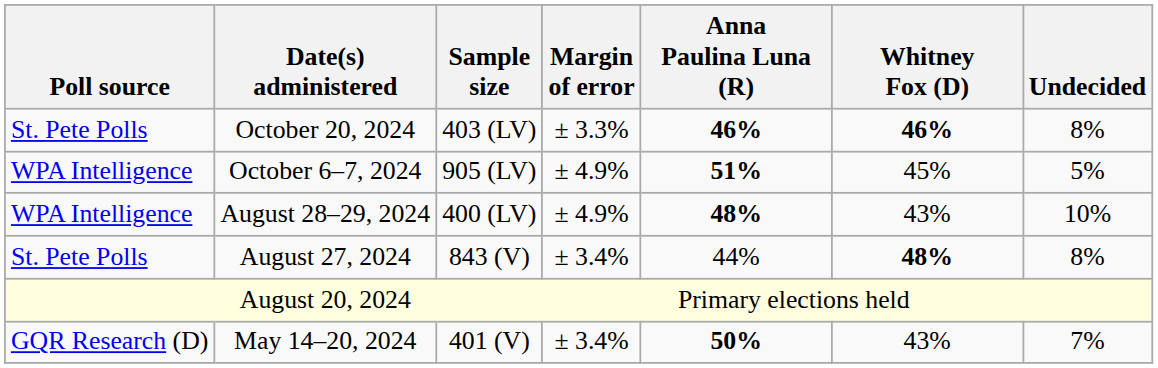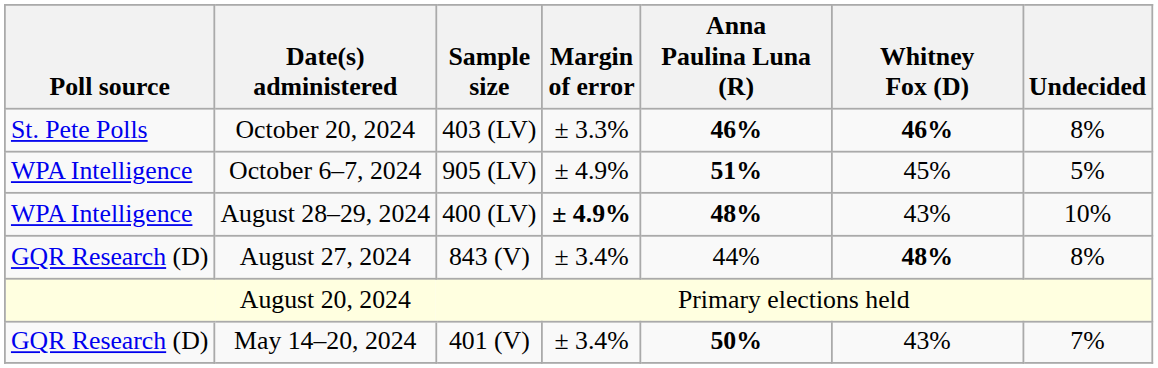(592, 214) normal -> (592, 214) bold
(79, 257) St. Pete Polls -> (110, 257) GQR Research (D)
